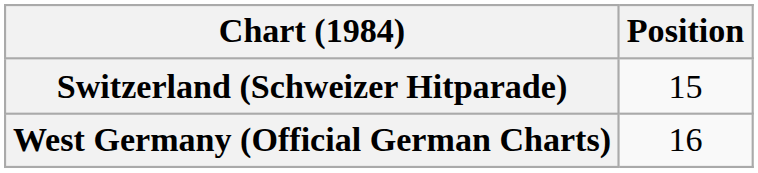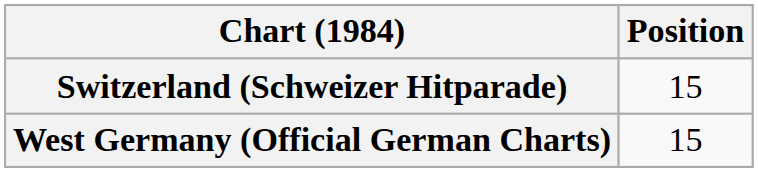(686, 139) 16 -> (686, 139) 15
